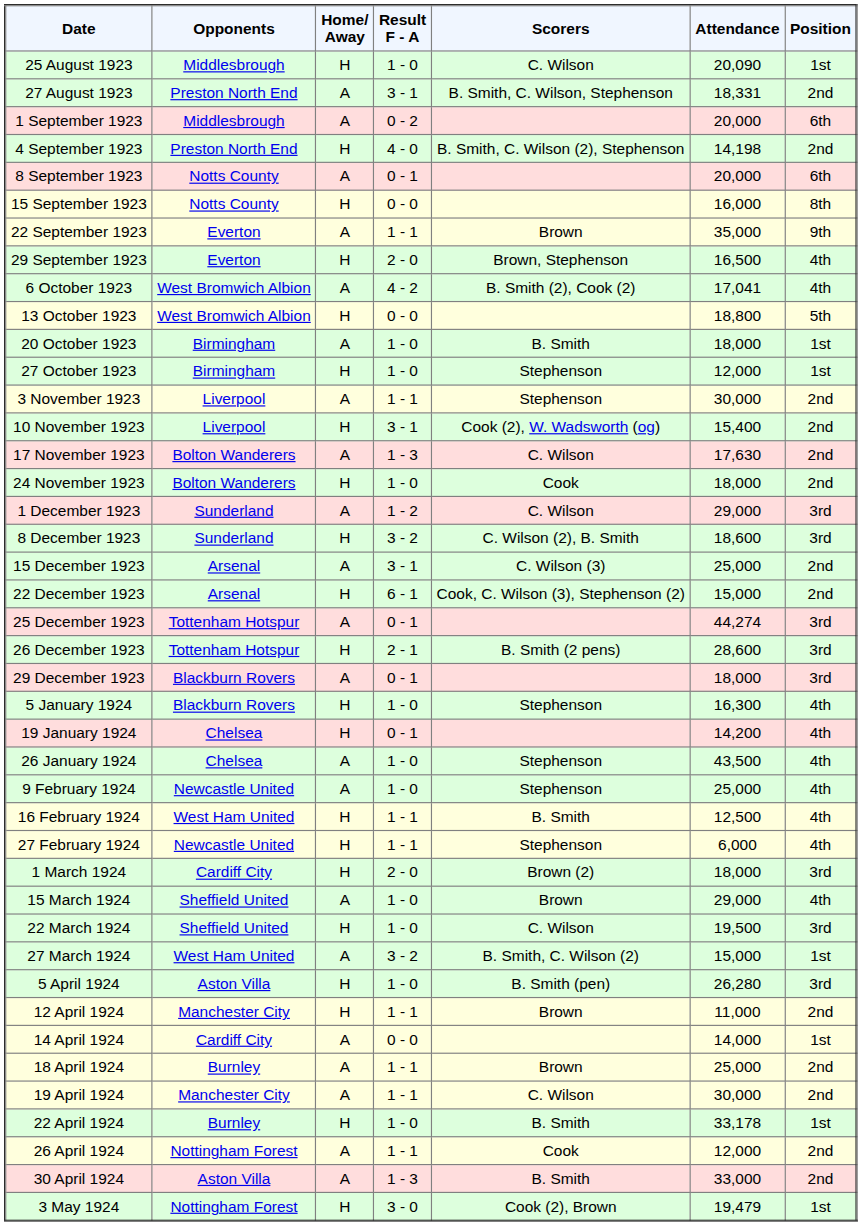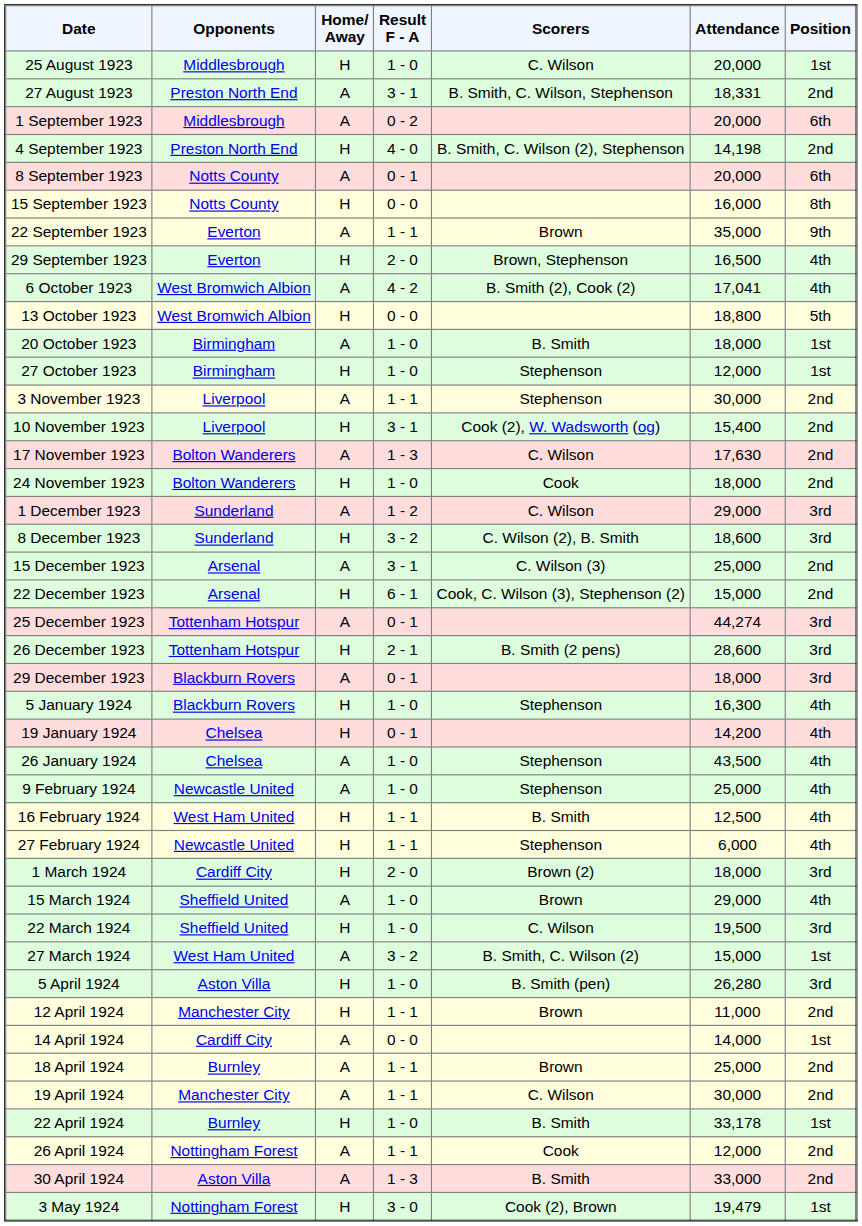(737, 65) 20,090 -> (737, 65) 20,000
